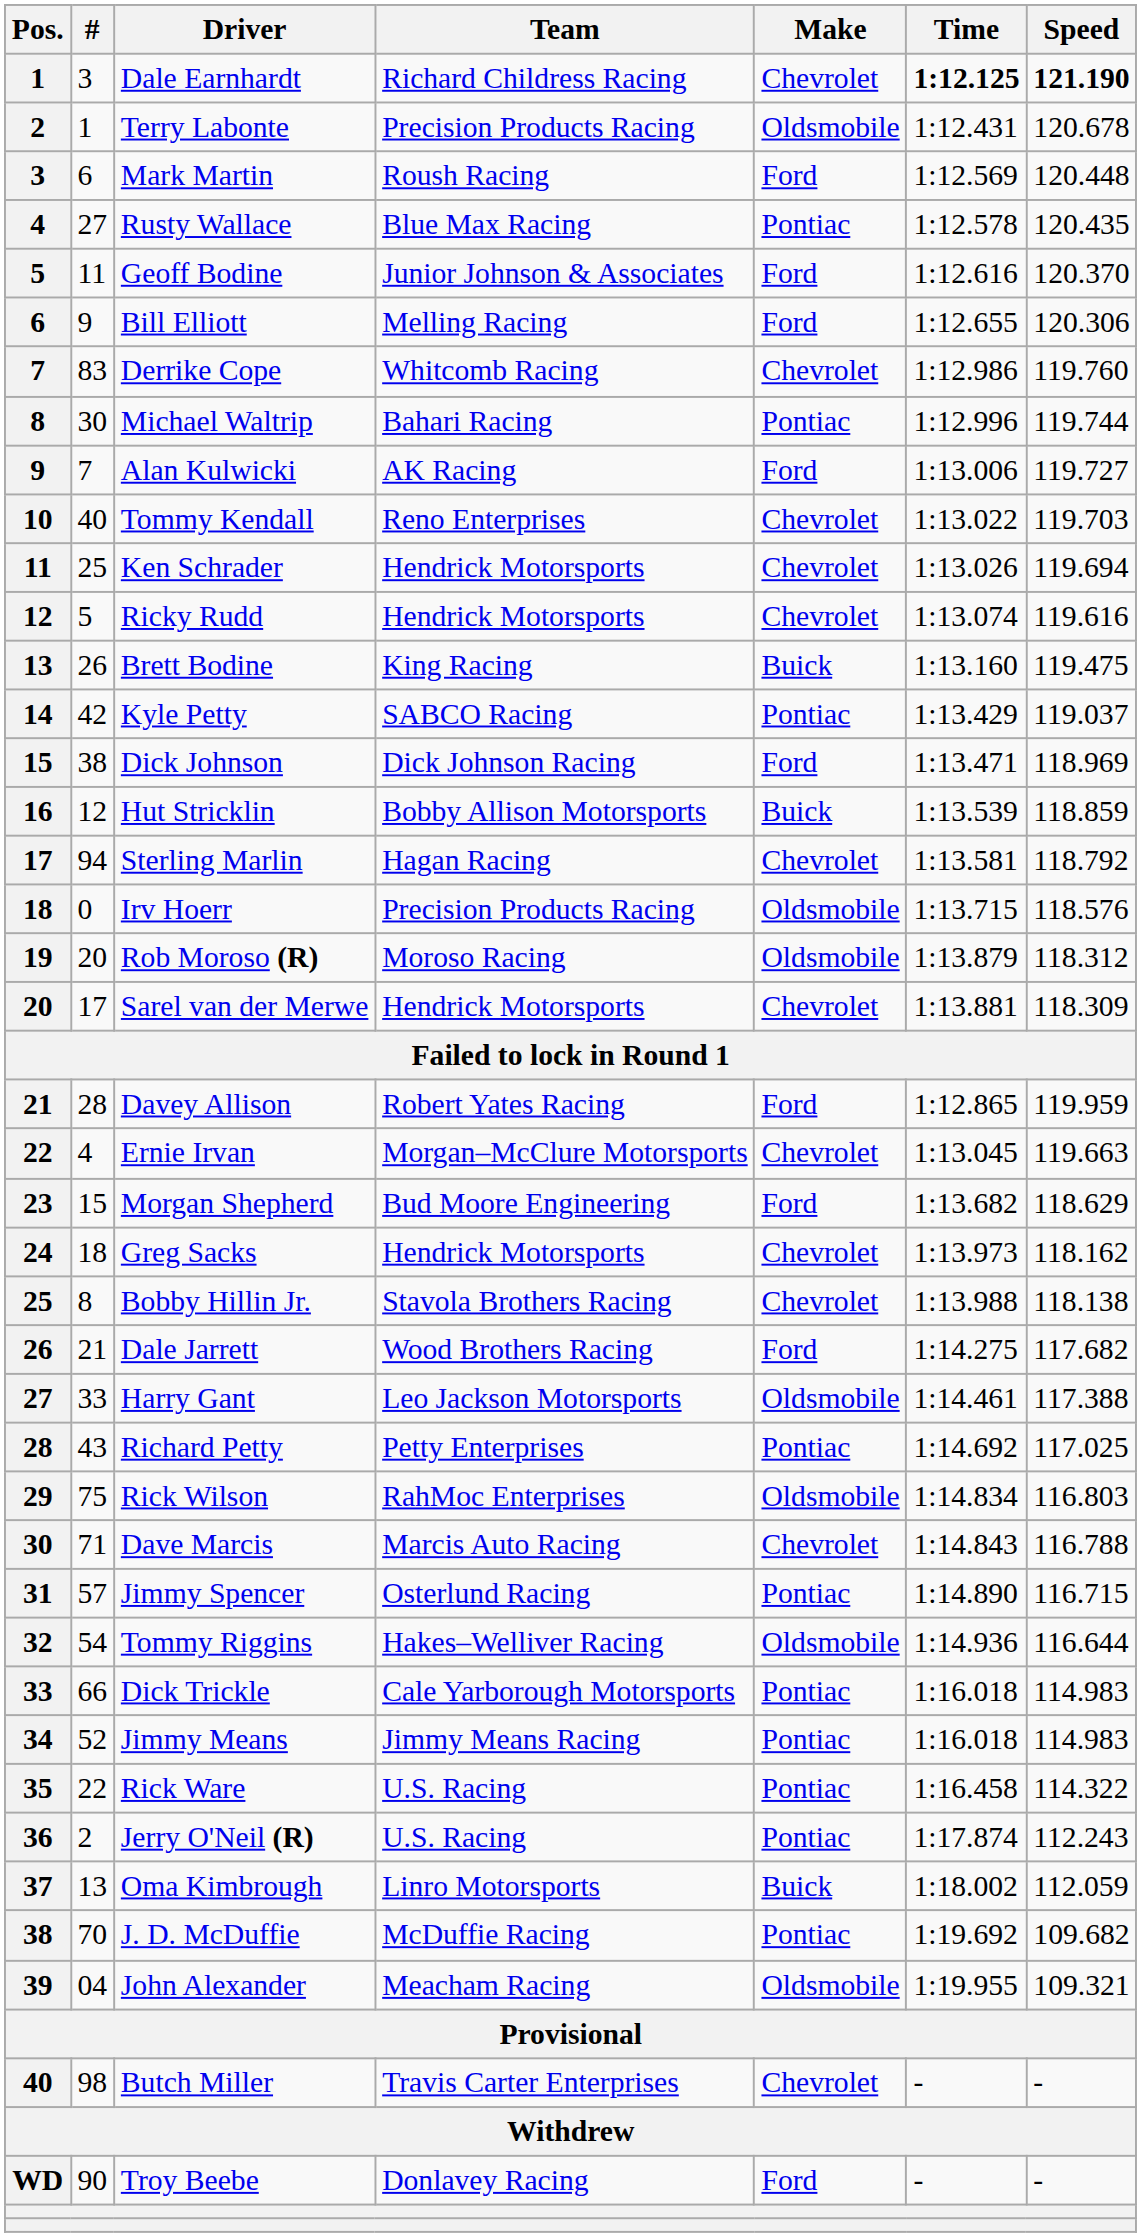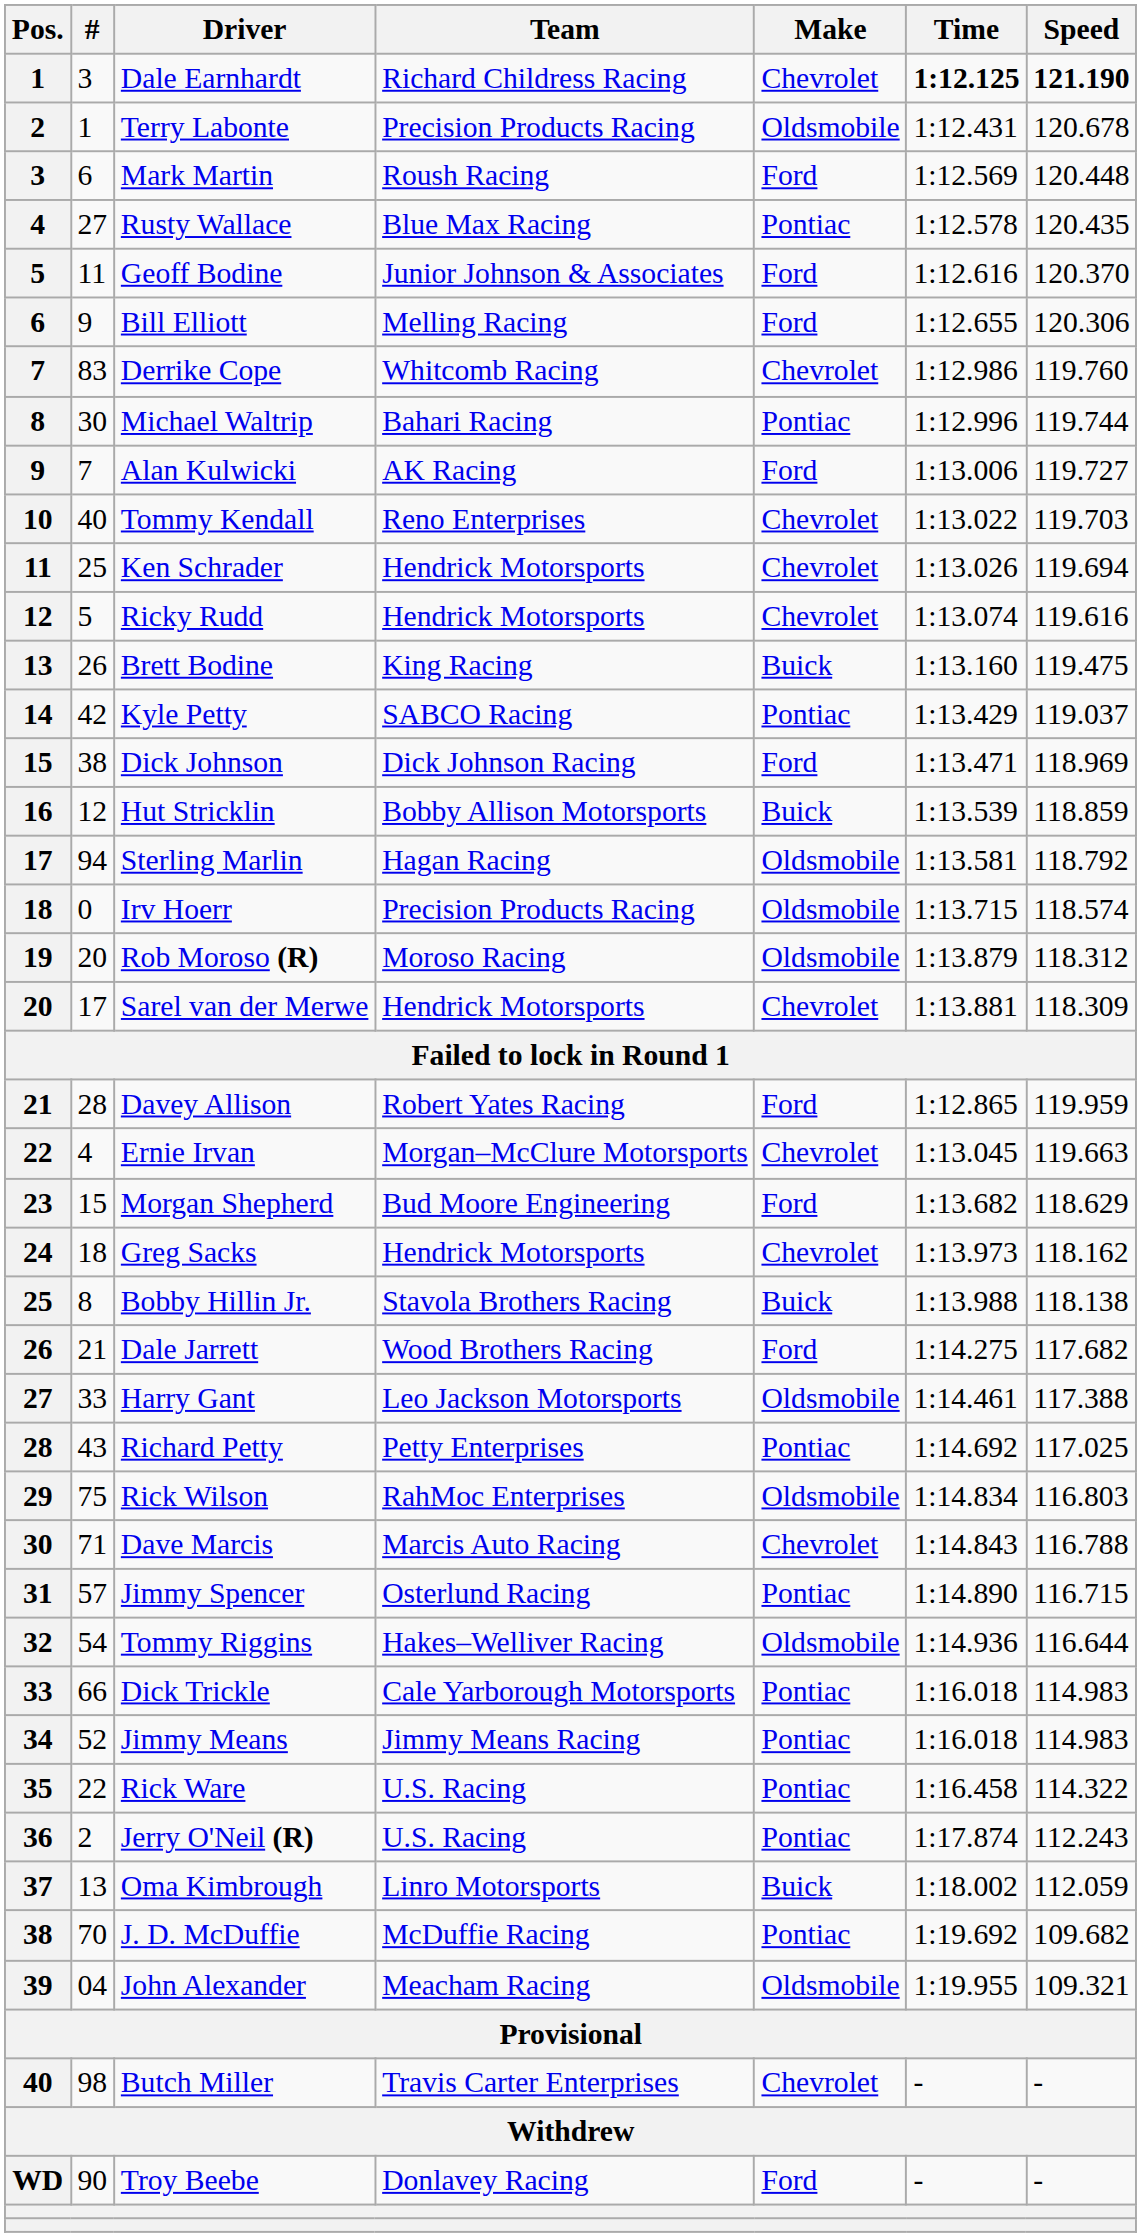(820, 859) Chevrolet -> (831, 859) Oldsmobile
(1081, 908) 118.576 -> (1081, 908) 118.574
(820, 1299) Chevrolet -> (797, 1299) Buick
